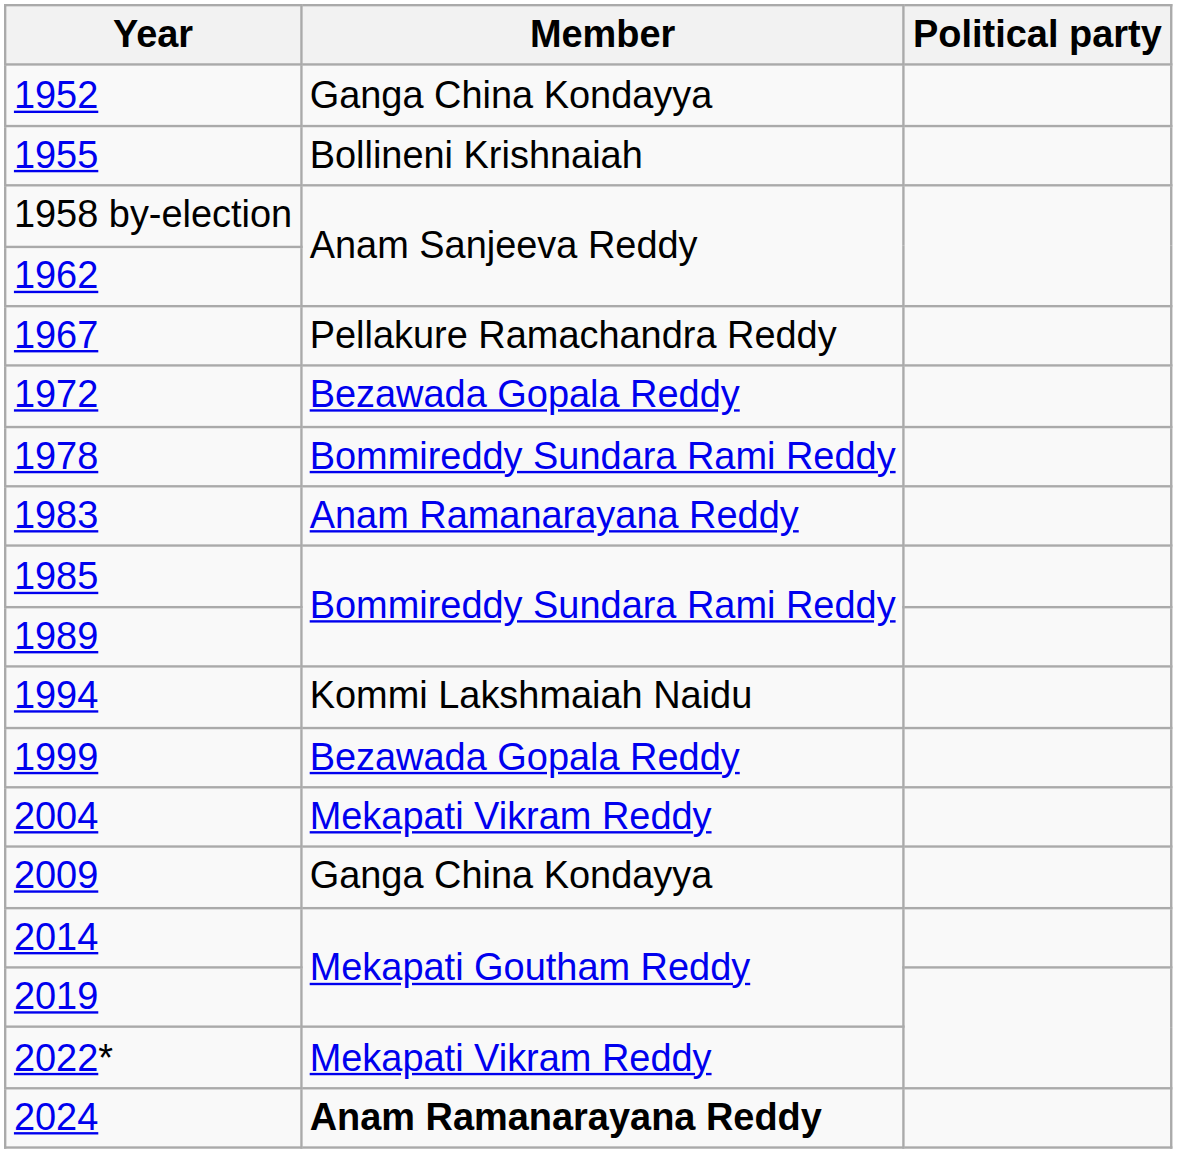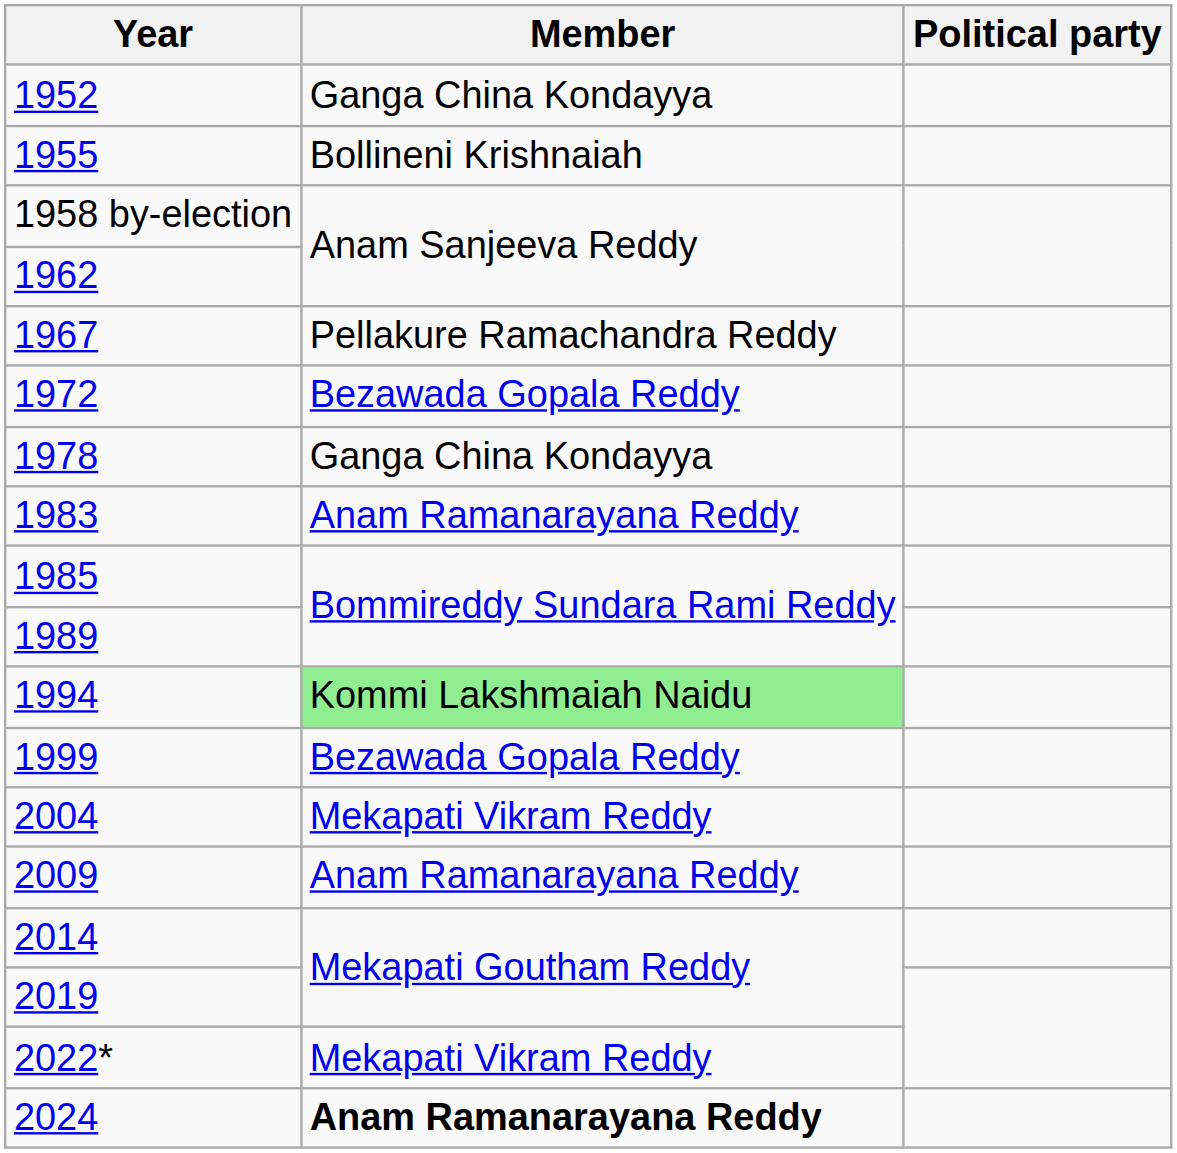(603, 455) Bommireddy Sundara Rami Reddy -> (511, 455) Ganga China Kondayya
(531, 696) no background -> (531, 696) lightgreen background
(511, 876) Ganga China Kondayya -> (554, 876) Anam Ramanarayana Reddy
